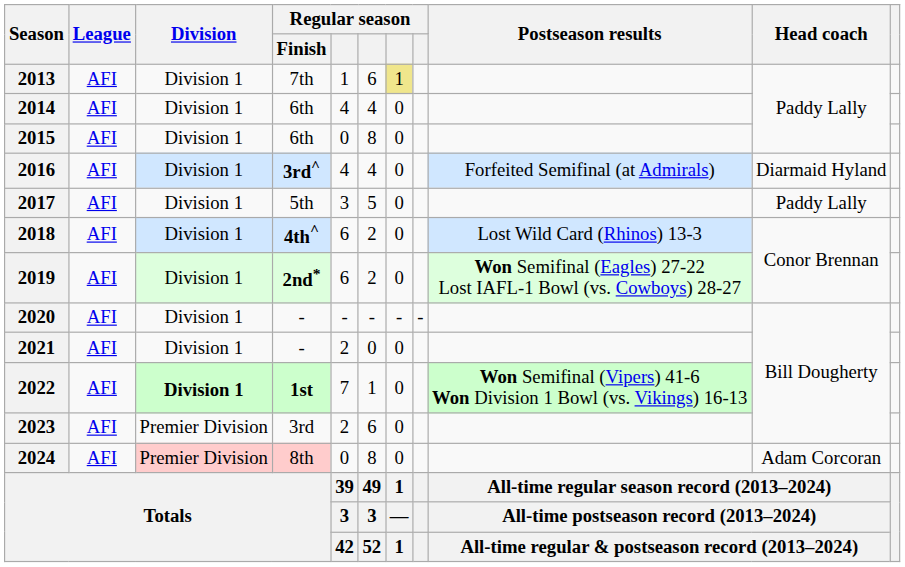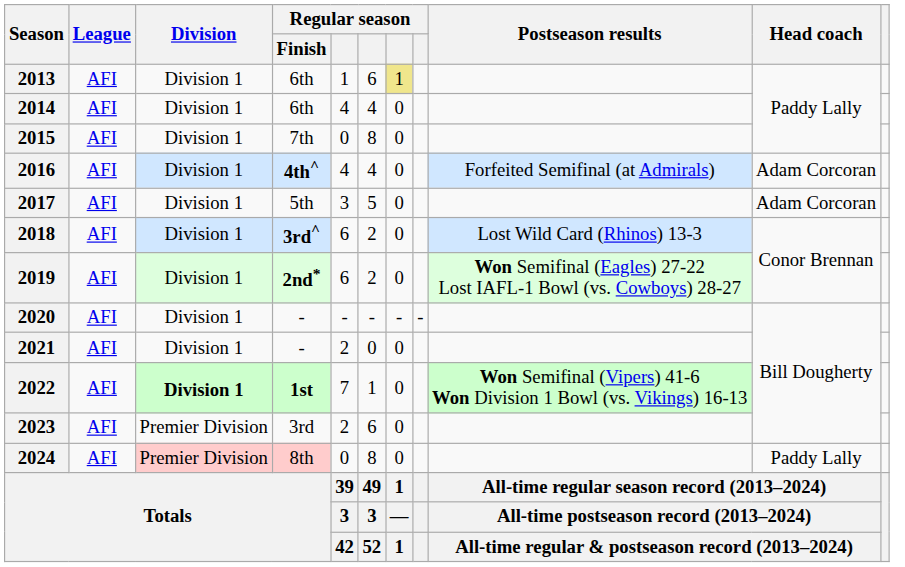(302, 78) 7th -> (302, 78) 6th
(302, 138) 6th -> (302, 138) 7th
(302, 170) 3rd^ -> (302, 170) 4th^
(821, 170) Diarmaid Hyland -> (816, 170) Adam Corcoran
(821, 202) Paddy Lally -> (816, 202) Adam Corcoran
(302, 234) 4th^ -> (302, 234) 3rd^
(821, 457) Adam Corcoran -> (816, 457) Paddy Lally
